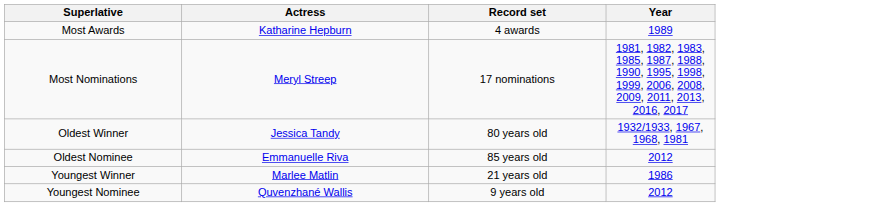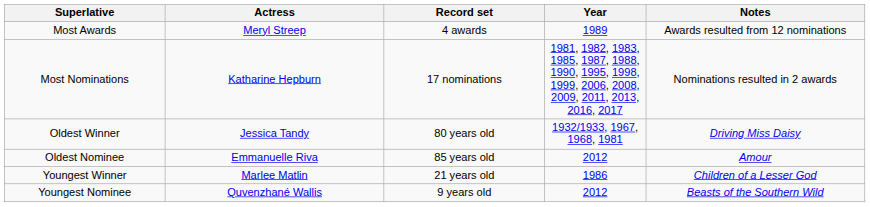+ column: (755, 13)
(305, 30) Katharine Hepburn -> (275, 30) Meryl Streep
(305, 79) Meryl Streep -> (275, 79) Katharine Hepburn
